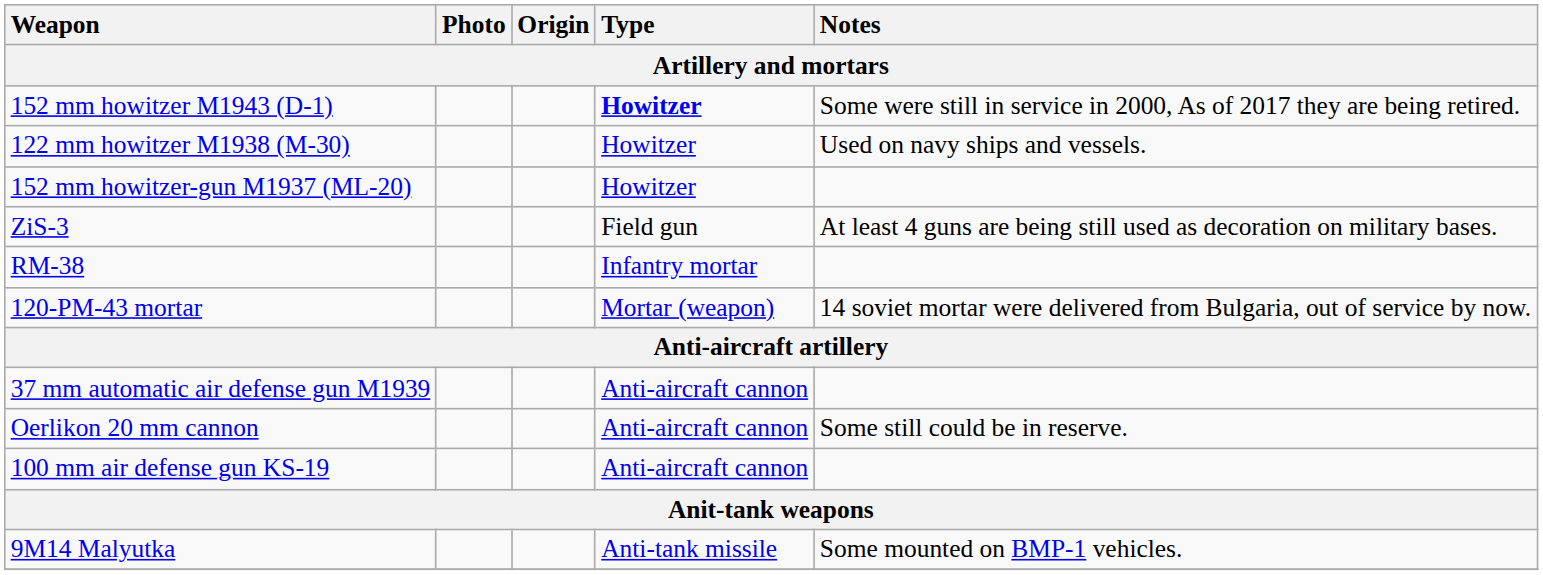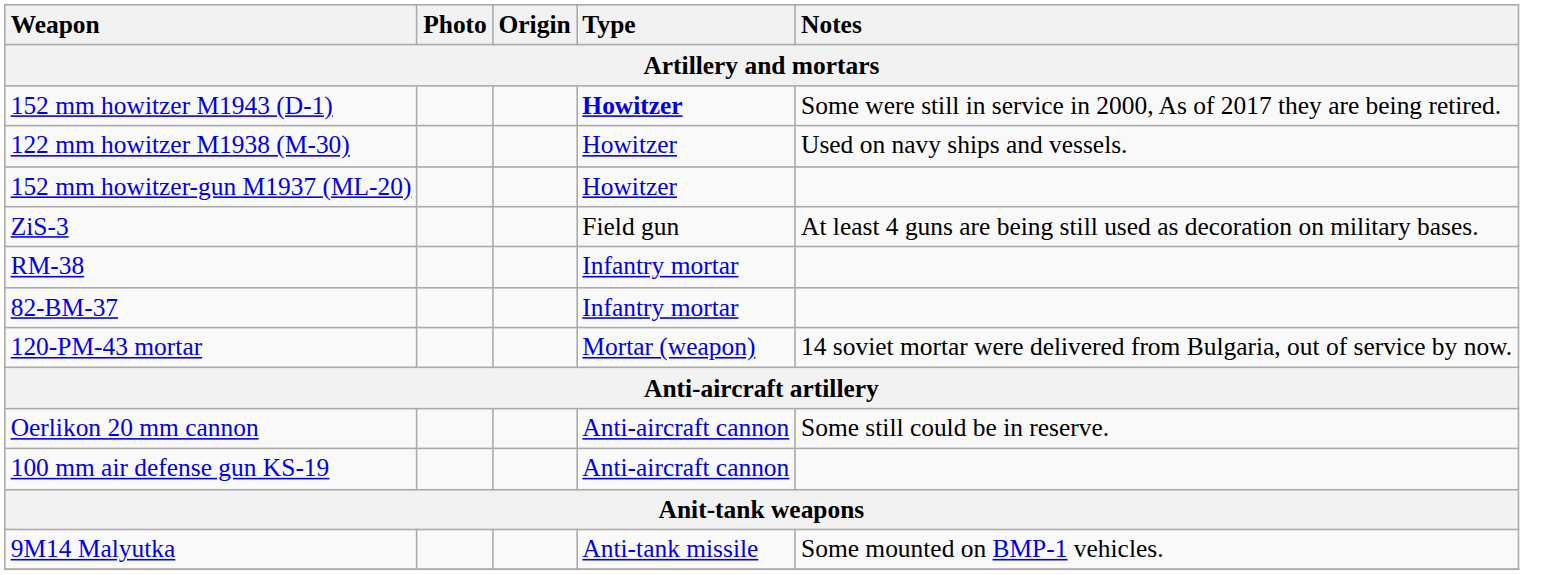+ row: (64, 307)
- row: (220, 387)
